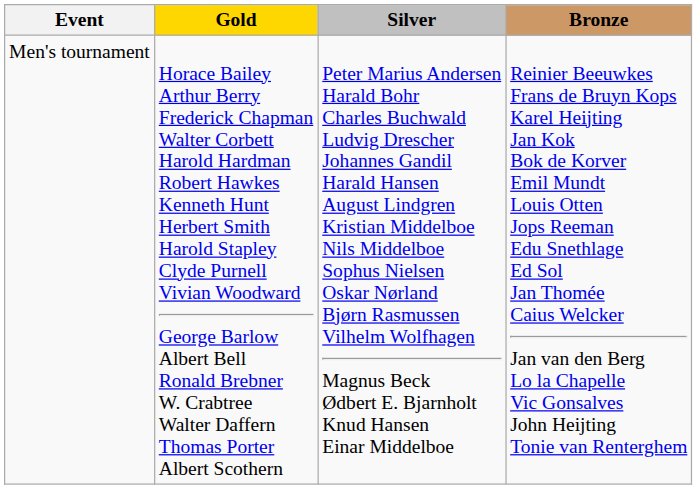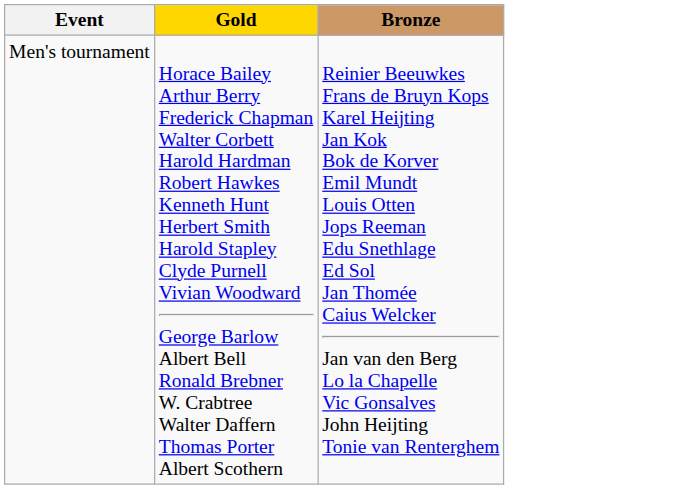- column: (412, 19)
